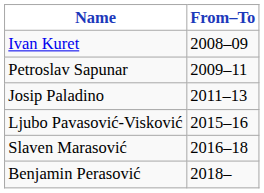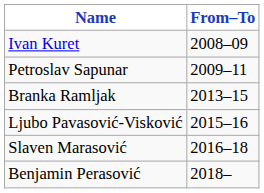- row: (56, 95)
+ row: (62, 95)
